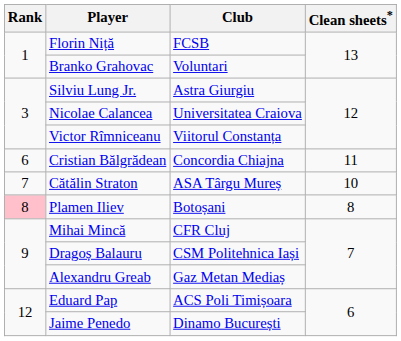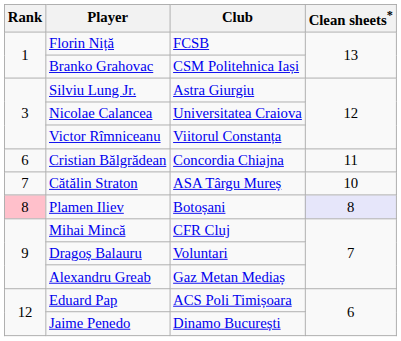(200, 66) Voluntari -> (236, 66) CSM Politehnica Iași
(351, 206) no background -> (351, 206) lavender background
(236, 253) CSM Politehnica Iași -> (200, 253) Voluntari
